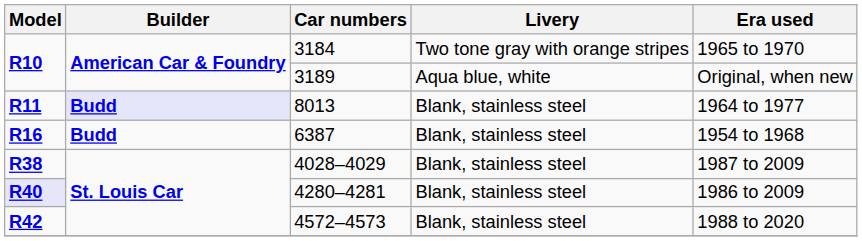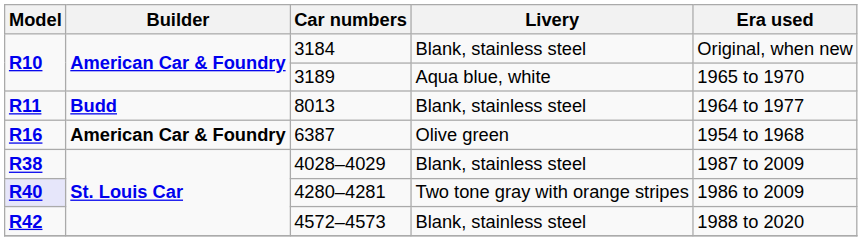(552, 48) Two tone gray with orange stripes -> (501, 48) Blank, stainless steel
(751, 48) 1965 to 1970 -> (775, 48) Original, when new
(775, 77) Original, when new -> (751, 77) 1965 to 1970
(94, 106) lavender background -> (94, 106) no background
(94, 135) Budd -> (178, 135) American Car & Foundry
(501, 135) Blank, stainless steel -> (462, 135) Olive green
(501, 193) Blank, stainless steel -> (552, 193) Two tone gray with orange stripes
